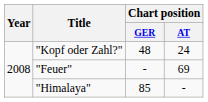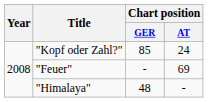(145, 50) 48 -> (145, 50) 85
(145, 87) 85 -> (145, 87) 48
